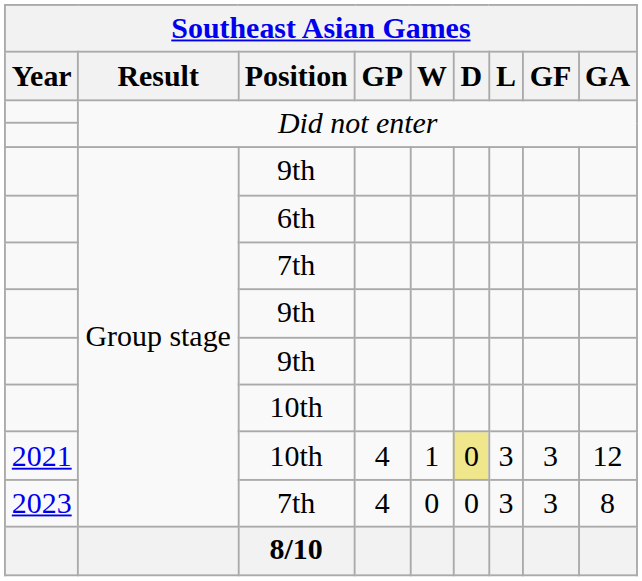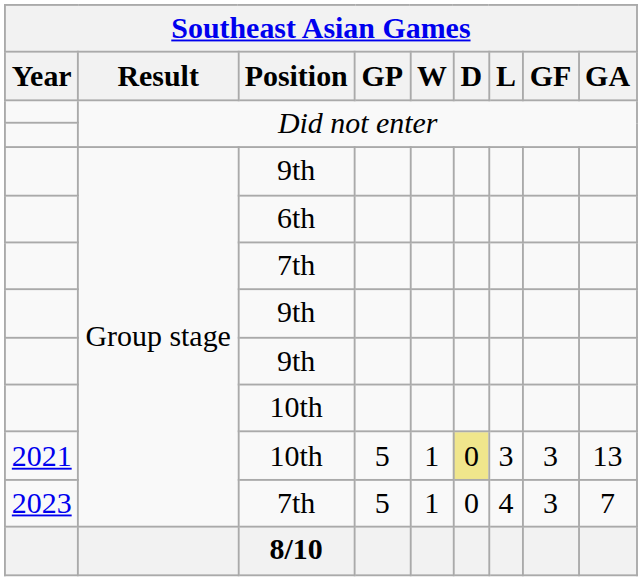(382, 455) 4 -> (382, 455) 5
(608, 455) 12 -> (608, 455) 13
(382, 502) 4 -> (382, 502) 5
(432, 502) 0 -> (432, 502) 1
(506, 502) 3 -> (506, 502) 4
(608, 502) 8 -> (608, 502) 7
